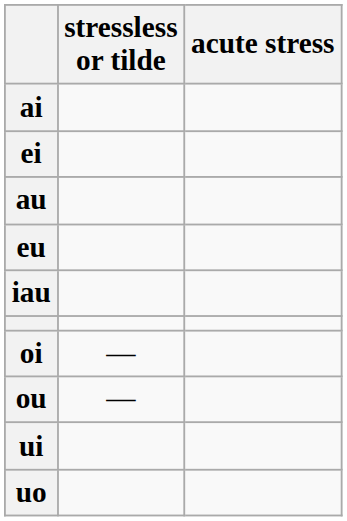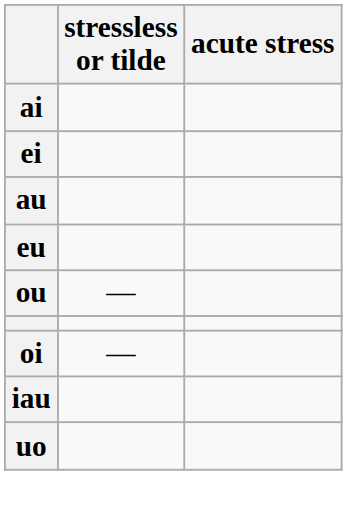rows swapped: (31, 292) <-> (31, 399)
- row: (31, 445)
